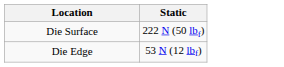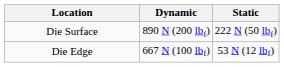+ column: (176, 13)
